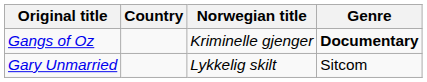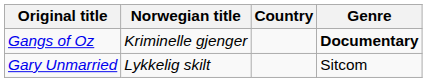columns swapped: (154, 16) <-> (252, 16)
